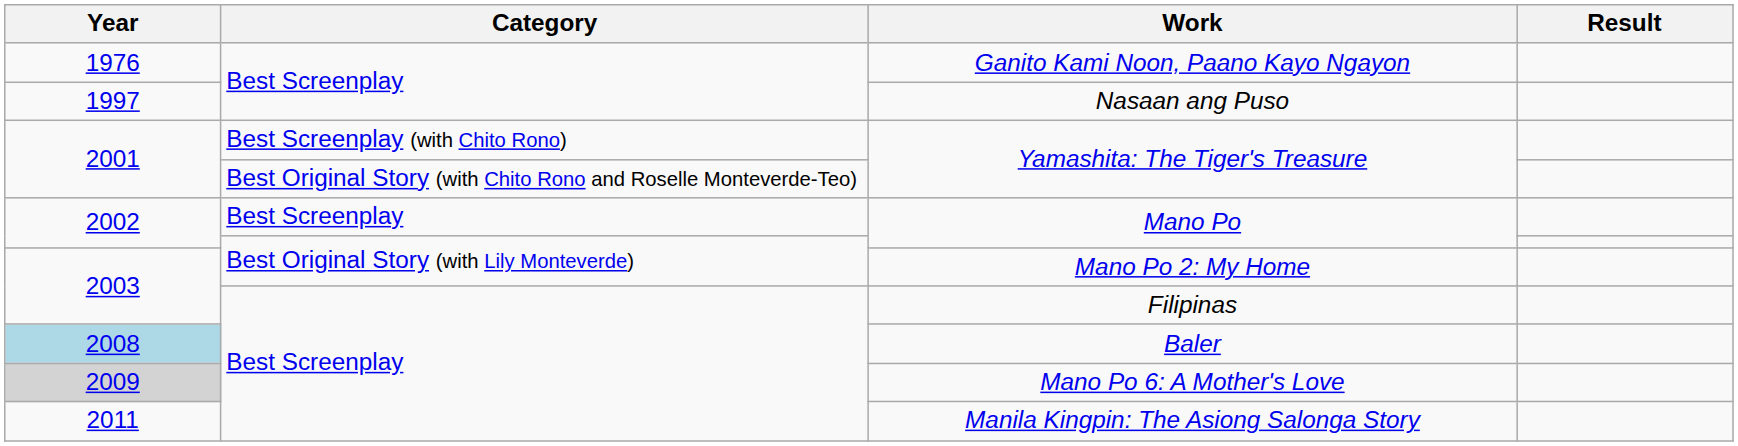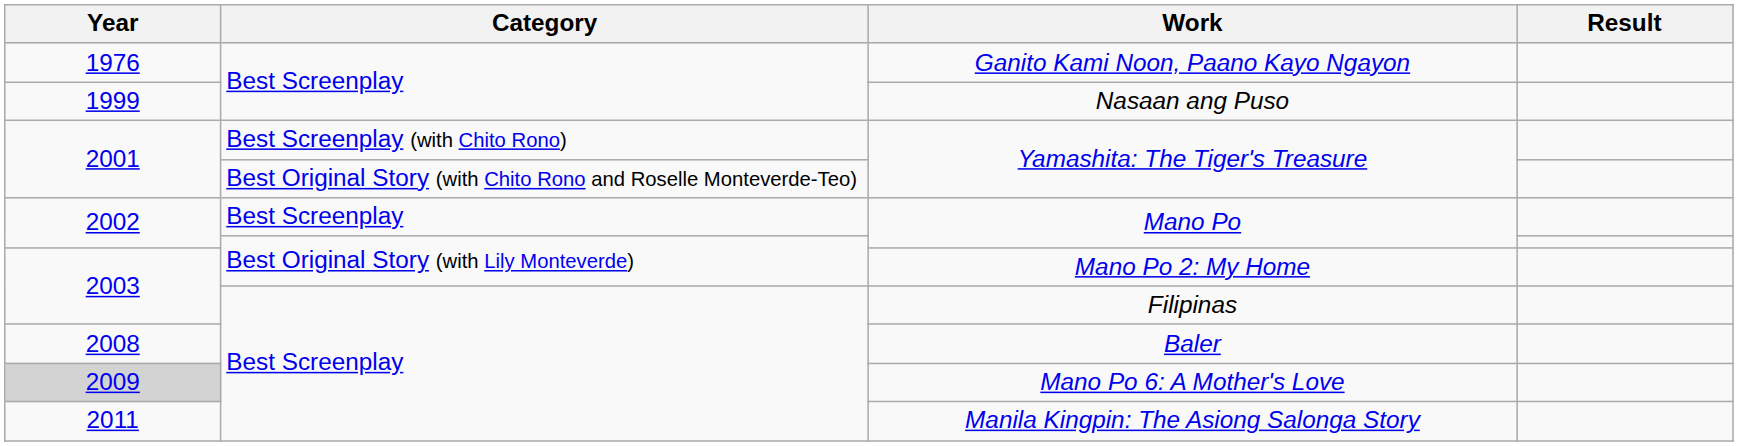(113, 100) 1997 -> (113, 100) 1999
(113, 343) lightblue background -> (113, 343) no background
